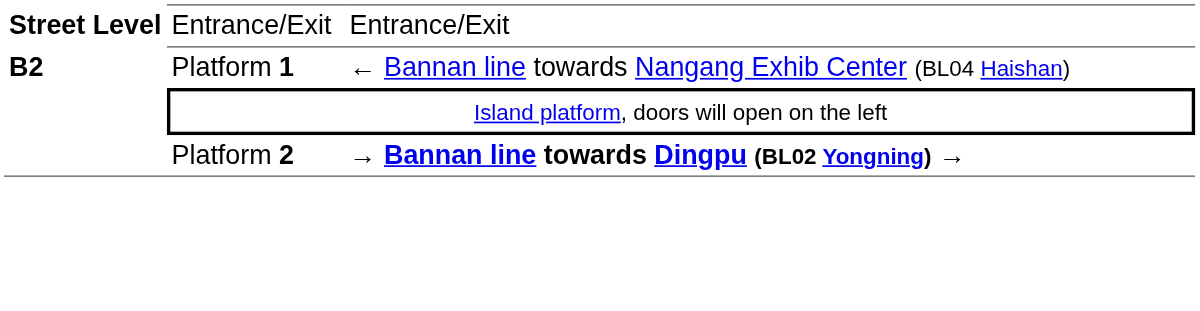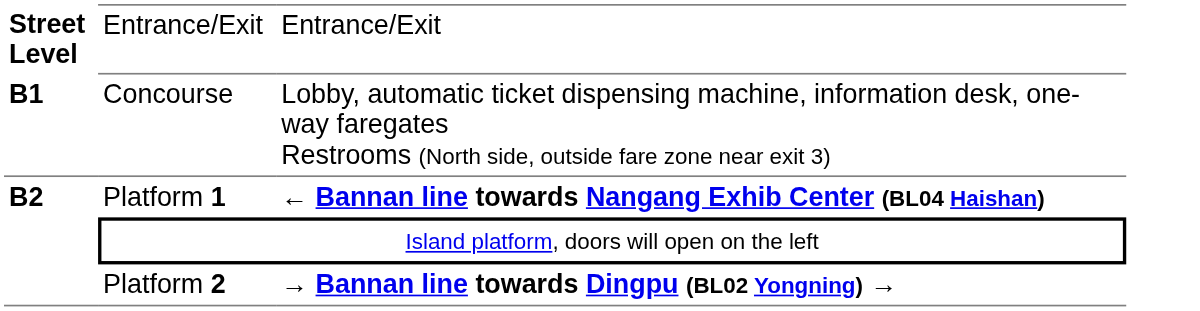+ row: (168, 94)
(710, 67) normal -> (663, 196) bold
